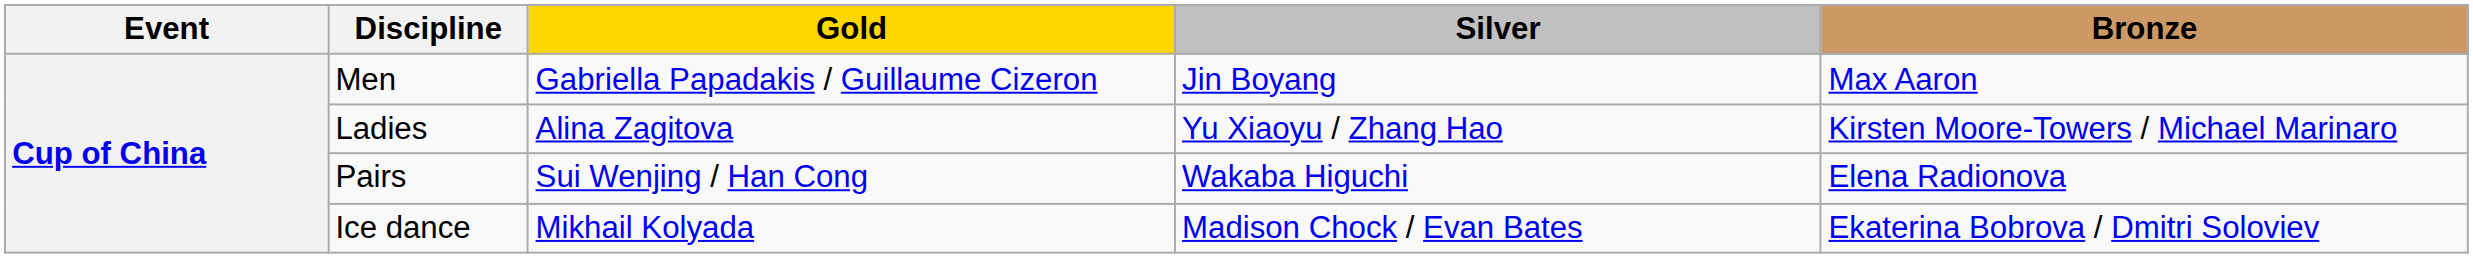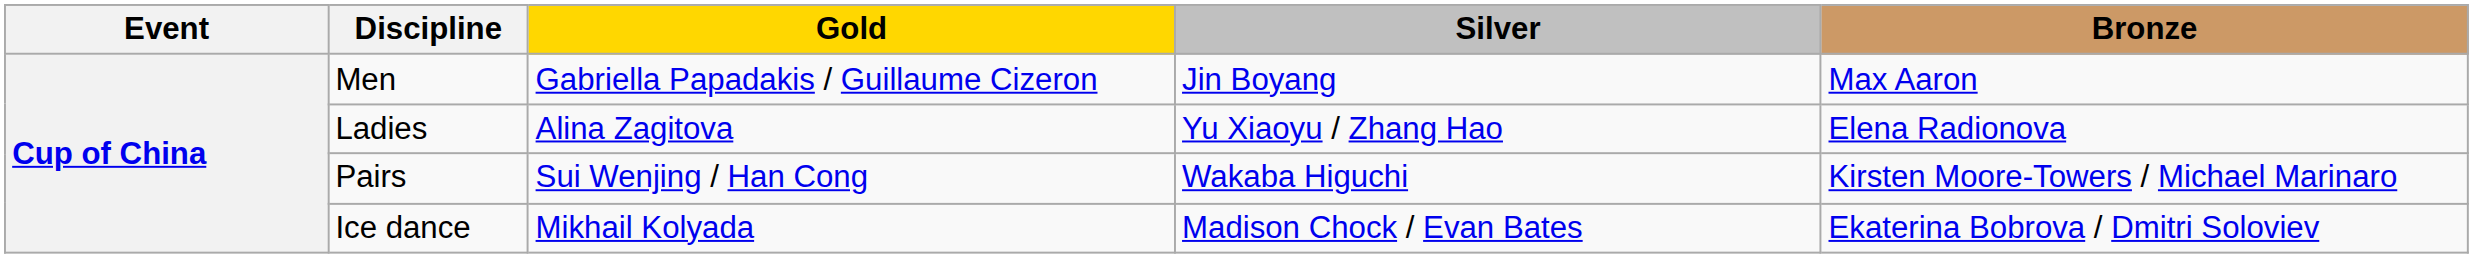(2113, 128) Kirsten Moore-Towers / Michael Marinaro -> (1947, 128) Elena Radionova
(1947, 177) Elena Radionova -> (2113, 177) Kirsten Moore-Towers / Michael Marinaro
